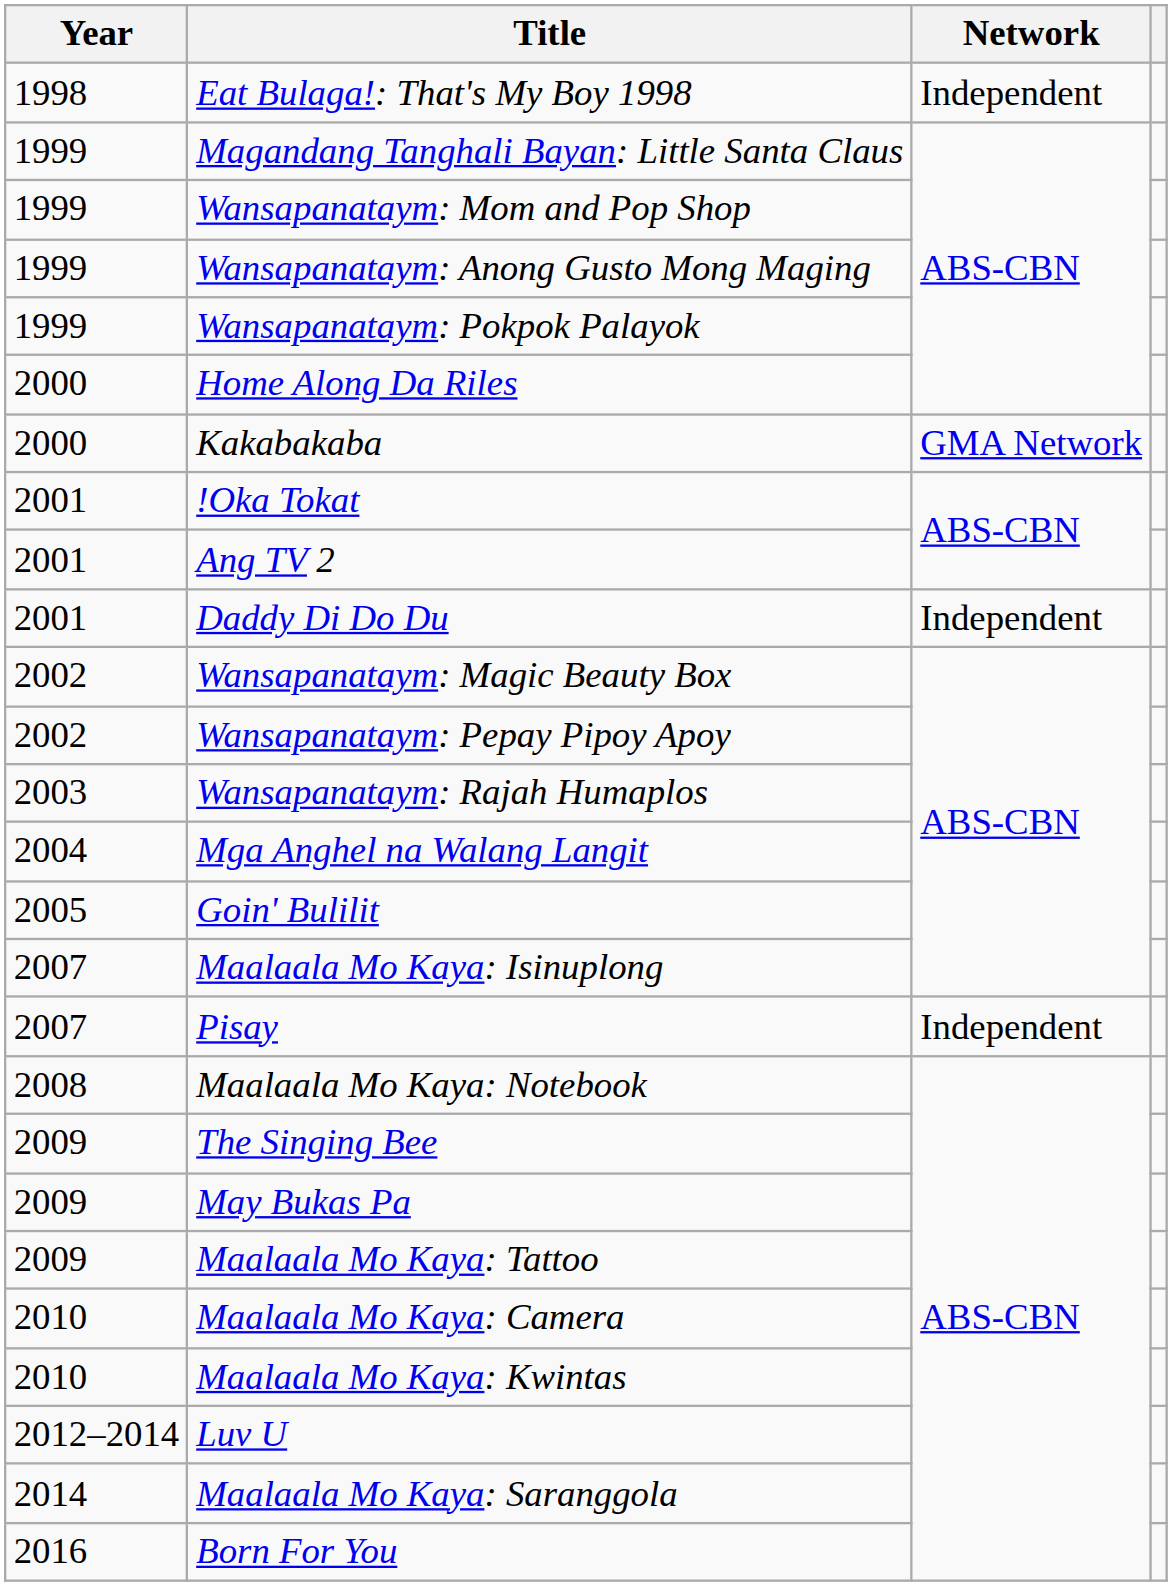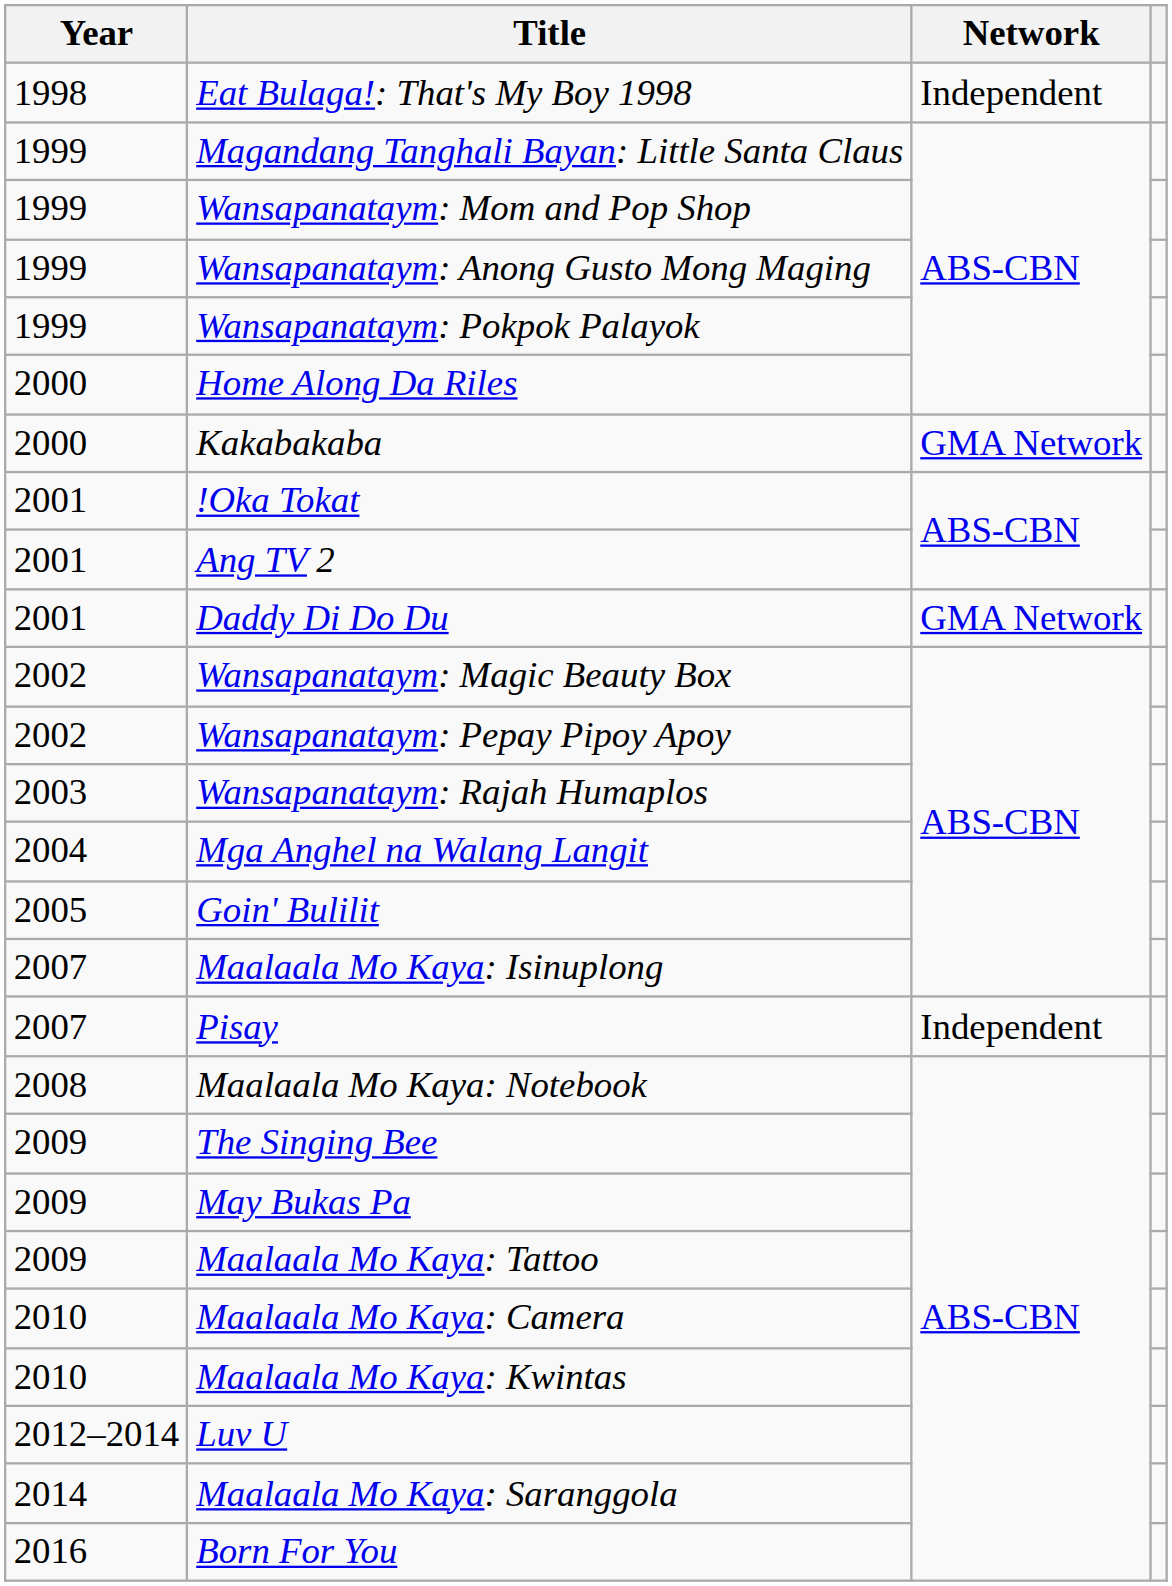(1011, 617) Independent -> (1031, 617) GMA Network
